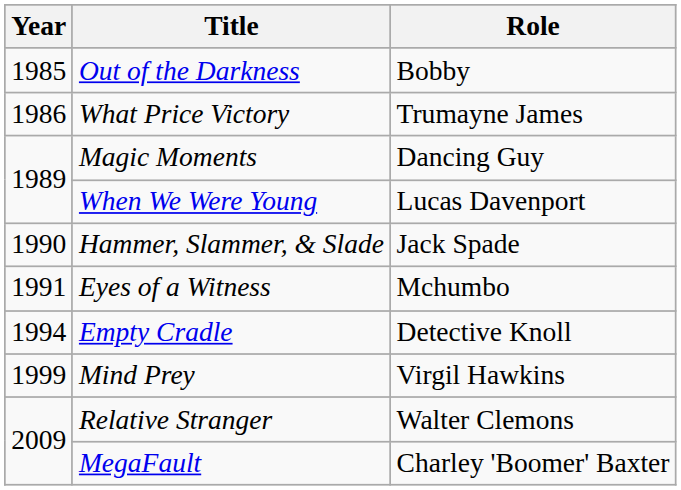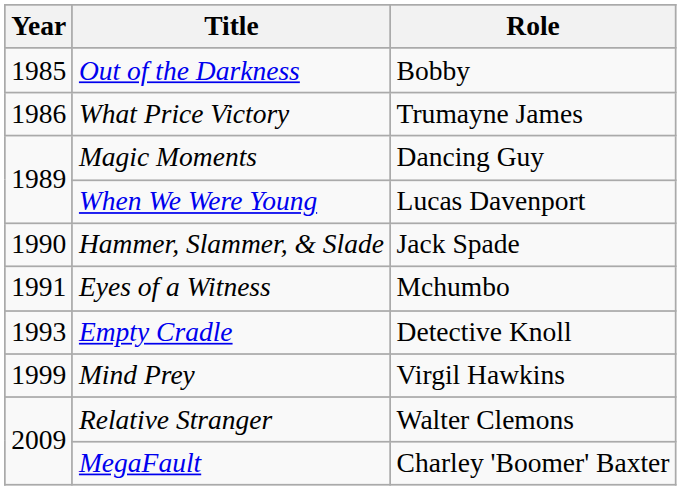(39, 331) 1994 -> (39, 331) 1993
